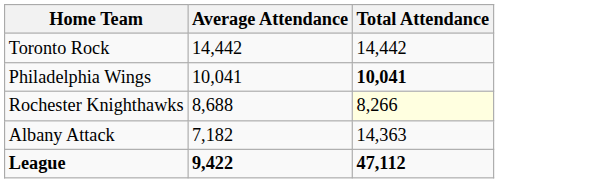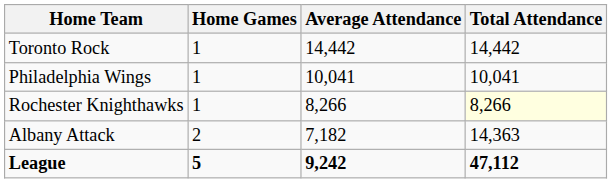+ column: (244, 18)
(382, 76) bold -> (495, 76) normal
(212, 105) 8,688 -> (326, 105) 8,266
(212, 163) 9,422 -> (326, 163) 9,242
